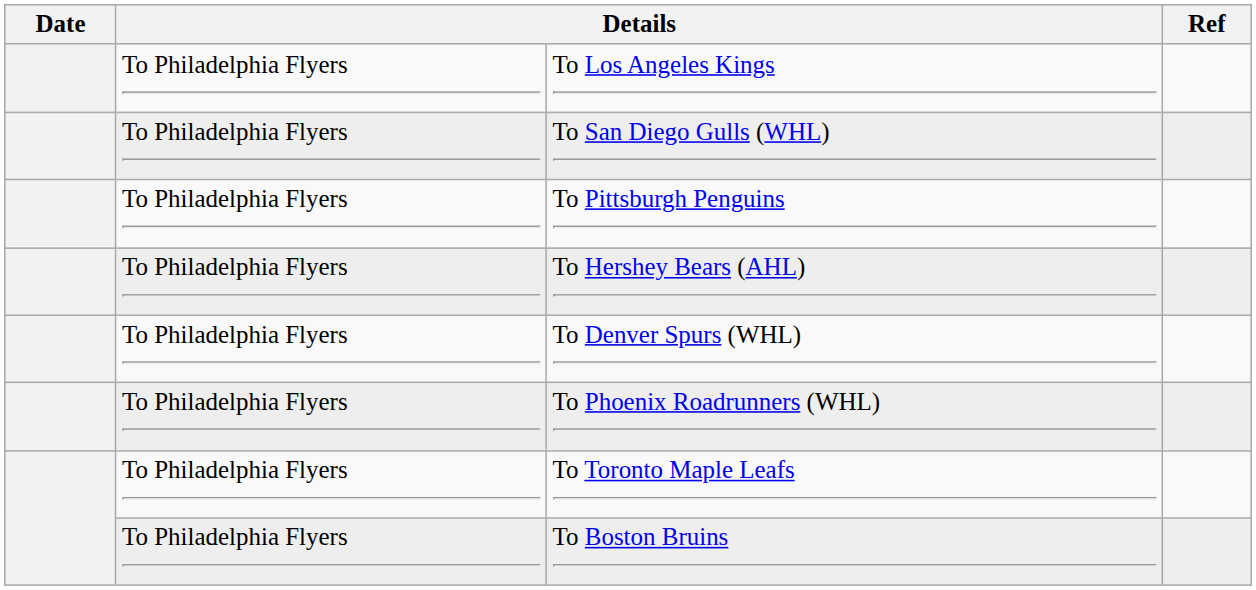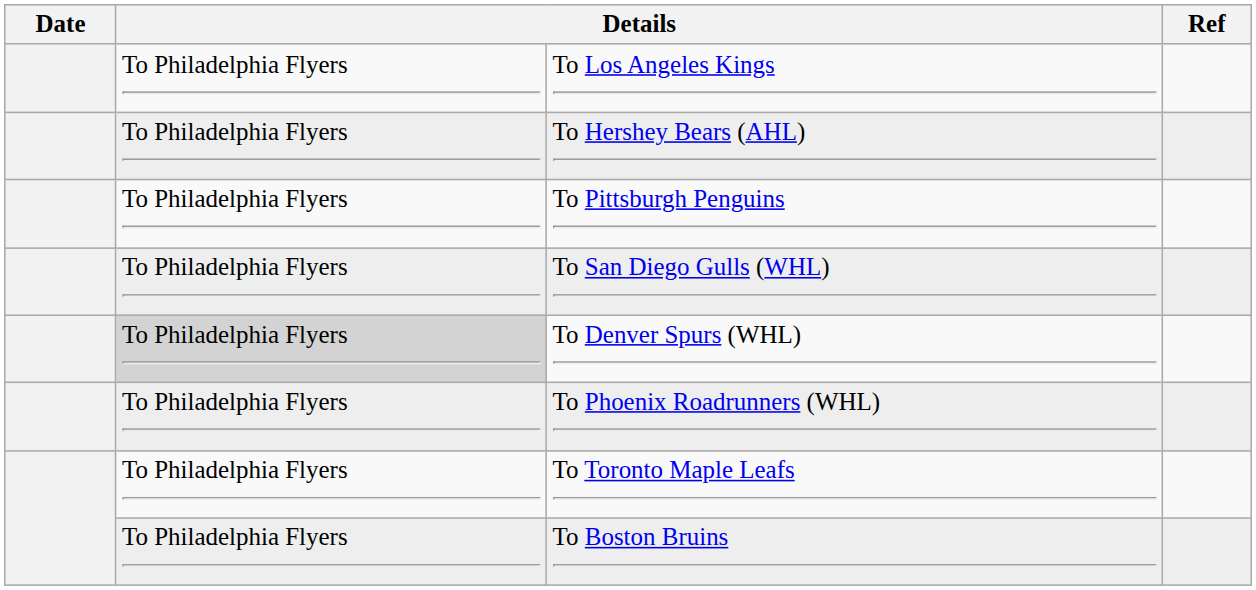rows swapped: (855, 275) <-> (855, 140)
(332, 343) no background -> (332, 343) lightgrey background
